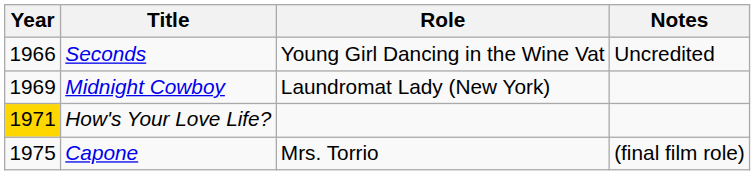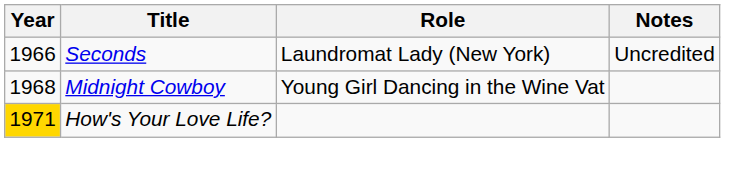(443, 53) Young Girl Dancing in the Wine Vat -> (416, 53) Laundromat Lady (New York)
(33, 86) 1969 -> (33, 86) 1968
(416, 86) Laundromat Lady (New York) -> (443, 86) Young Girl Dancing in the Wine Vat
- row: (102, 152)
